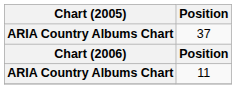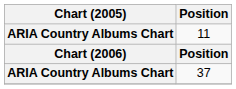rows swapped: (204, 73) <-> (204, 34)
